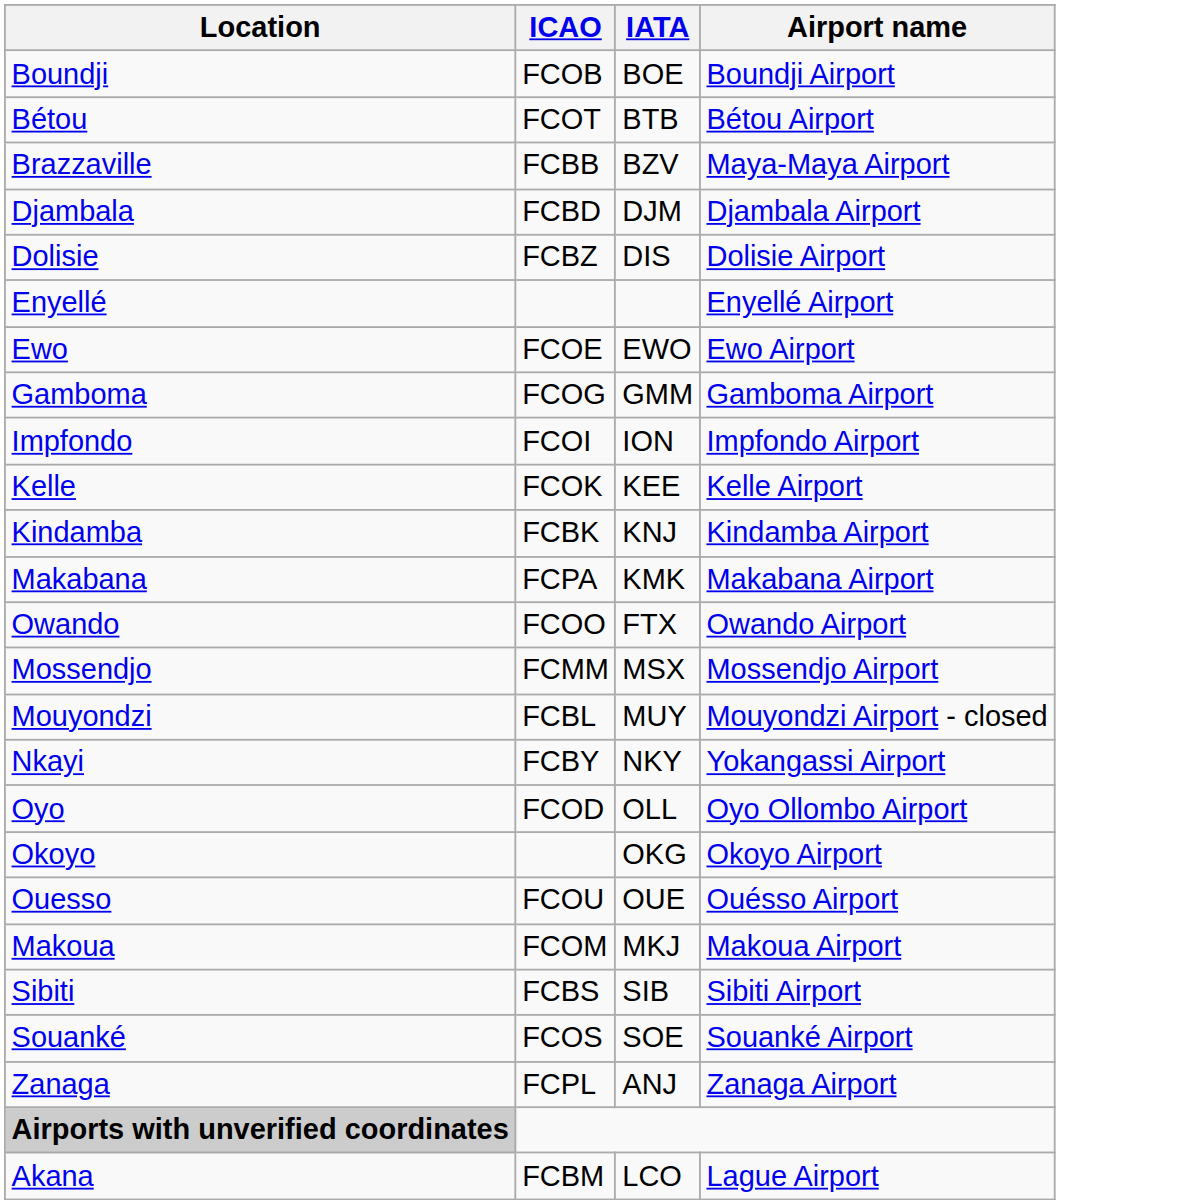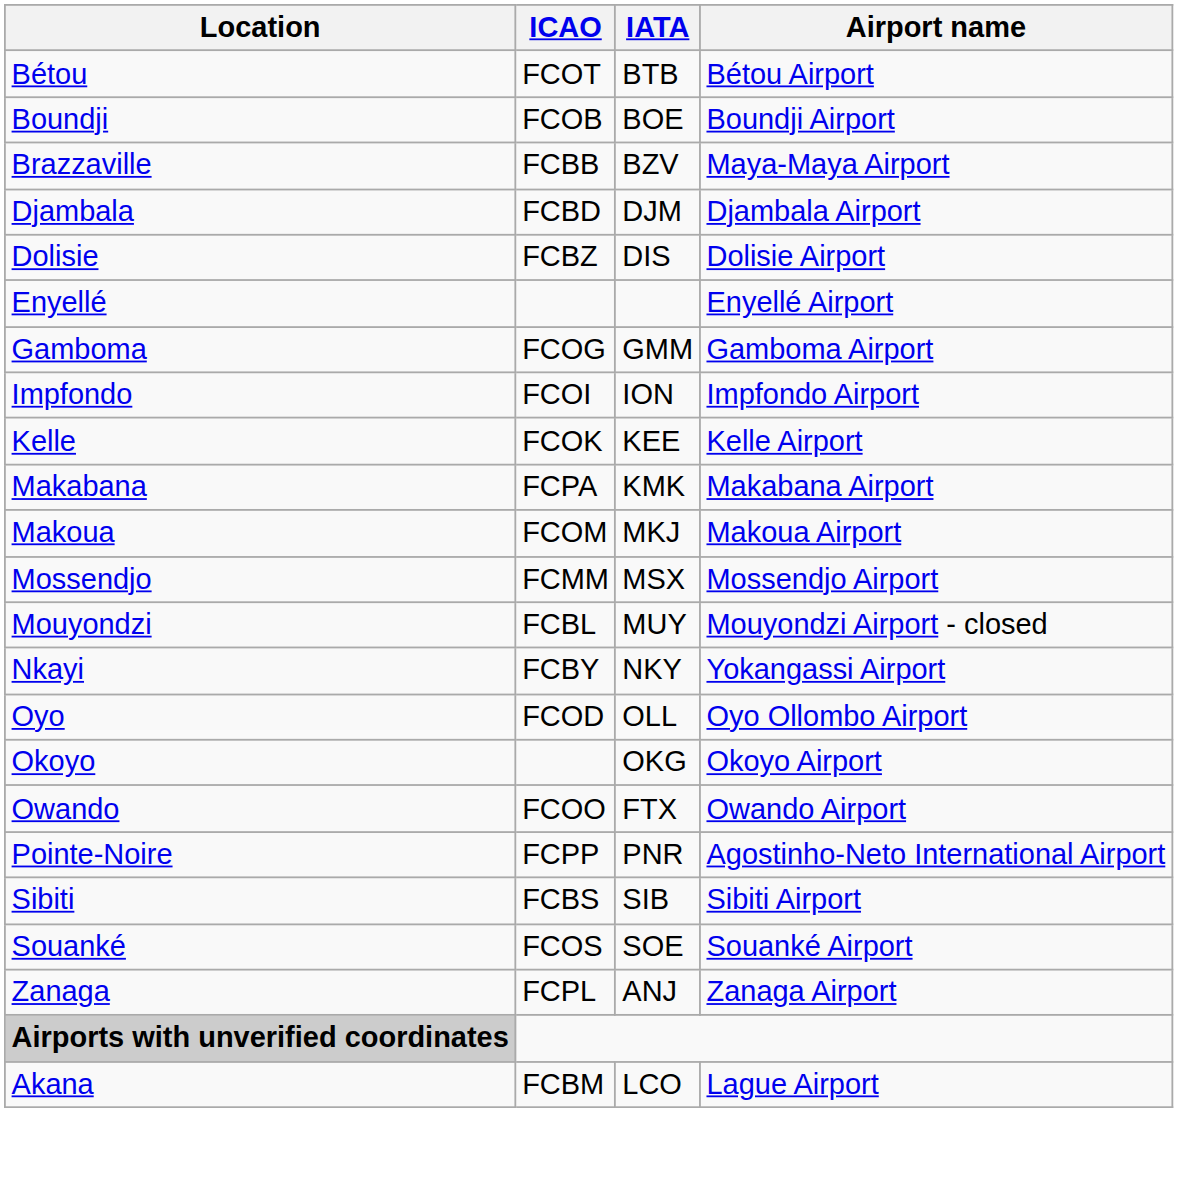rows swapped: (49, 119) <-> (60, 73)
- row: (40, 348)
- row: (77, 532)
rows swapped: (63, 946) <-> (66, 624)
- row: (61, 900)
+ row: (92, 854)
